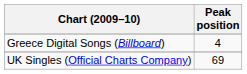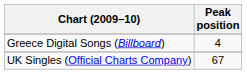(218, 60) 69 -> (218, 60) 67
